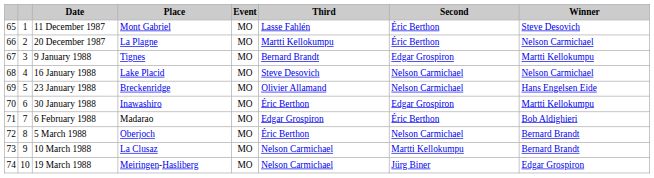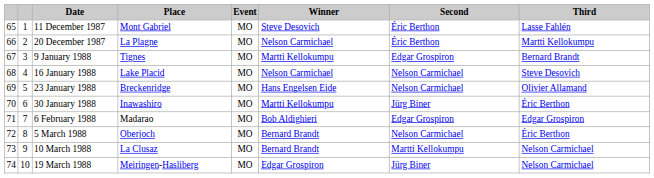columns swapped: (584, 11) <-> (324, 11)
(423, 103) Edgar Grospiron -> (411, 103) Jürg Biner
(415, 119) Éric Berthon -> (423, 119) Edgar Grospiron
